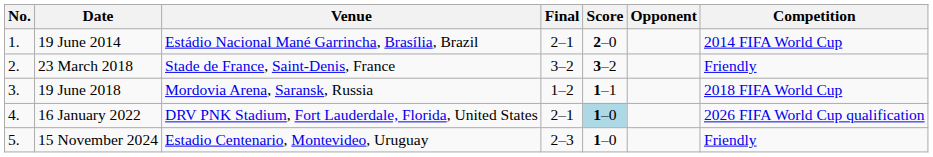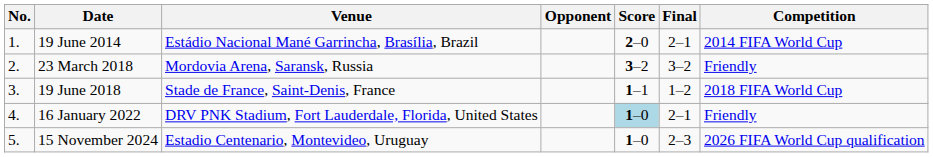columns swapped: (664, 16) <-> (562, 16)
(280, 66) Stade de France, Saint-Denis, France -> (269, 66) Mordovia Arena, Saransk, Russia
(269, 90) Mordovia Arena, Saransk, Russia -> (280, 90) Stade de France, Saint-Denis, France
(814, 115) 2026 FIFA World Cup qualification -> (730, 115) Friendly
(730, 139) Friendly -> (814, 139) 2026 FIFA World Cup qualification
